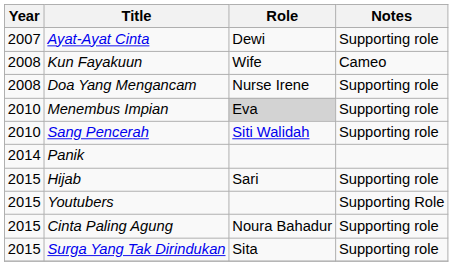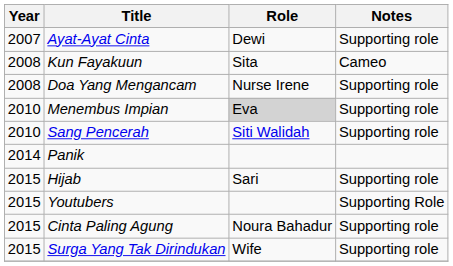(247, 62) Wife -> (245, 62) Sita
(245, 249) Sita -> (247, 249) Wife
